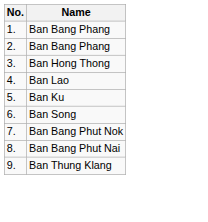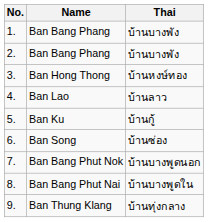+ column: (165, 13)
